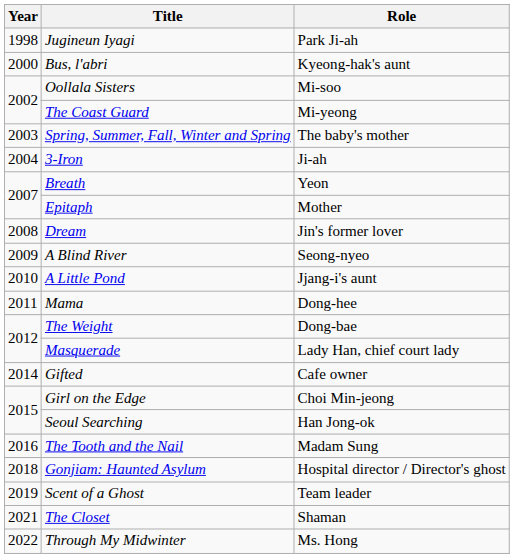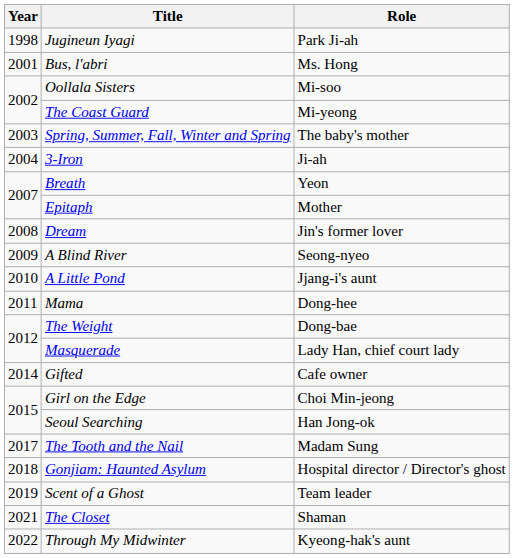(23, 64) 2000 -> (23, 64) 2001
(354, 64) Kyeong-hak's aunt -> (328, 64) Ms. Hong
(23, 445) 2016 -> (23, 445) 2017
(328, 541) Ms. Hong -> (354, 541) Kyeong-hak's aunt
